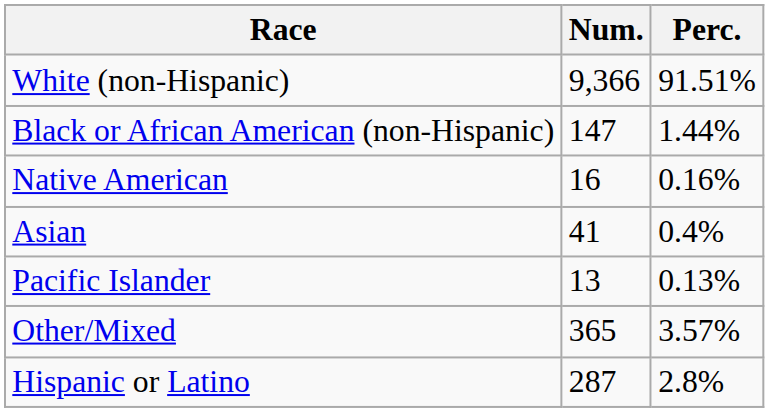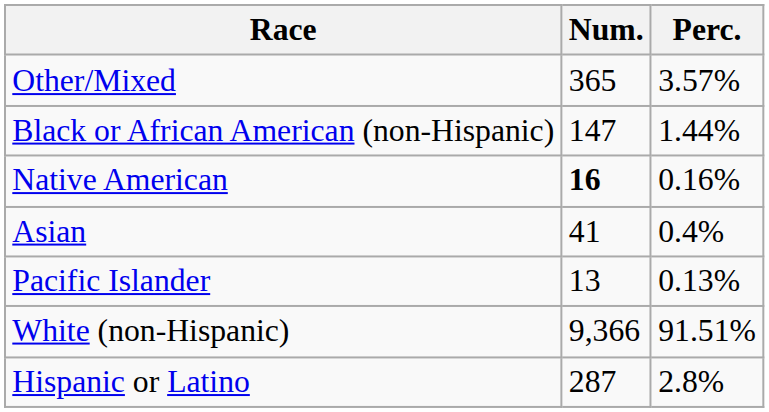rows swapped: (151, 79) <-> (94, 331)
(585, 180) normal -> (585, 180) bold
